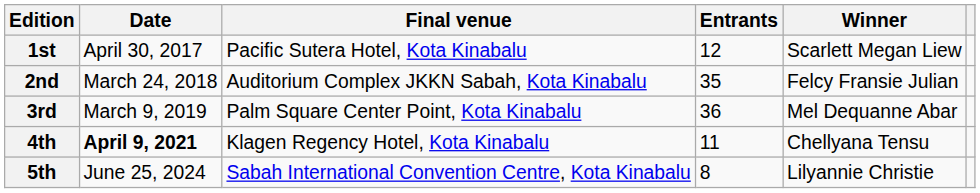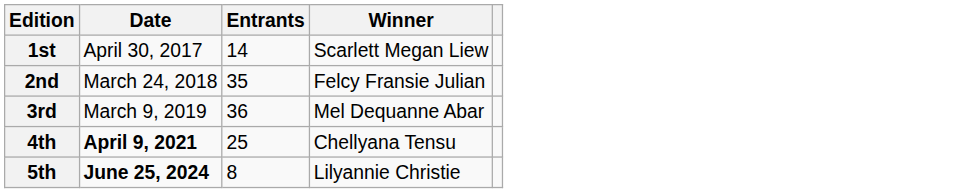- column: (459, 20)
(711, 51) 12 -> (237, 51) 14
(710, 142) 11 -> (237, 142) 25
(145, 173) normal -> (146, 173) bold
